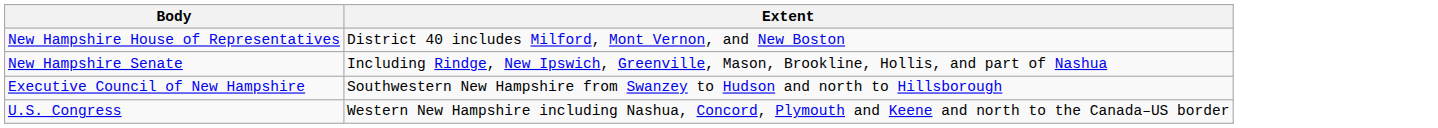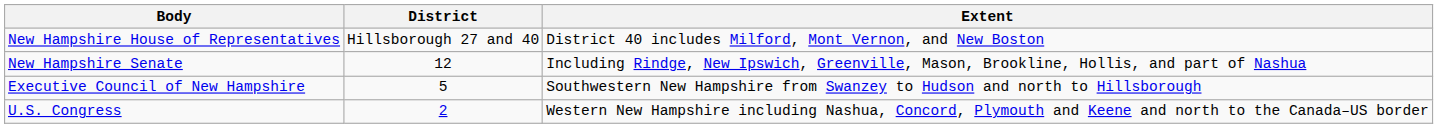+ column: (443, 16)
